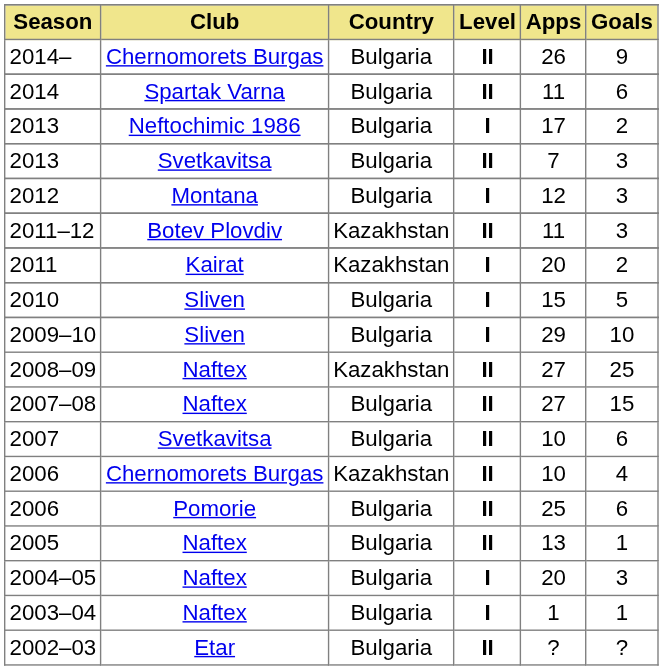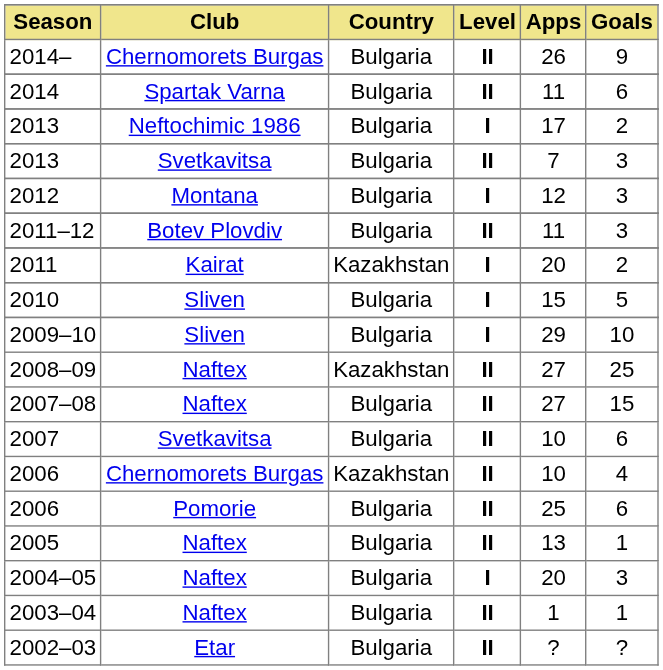(391, 230) Kazakhstan -> (391, 230) Bulgaria
(488, 612) I -> (488, 612) II
